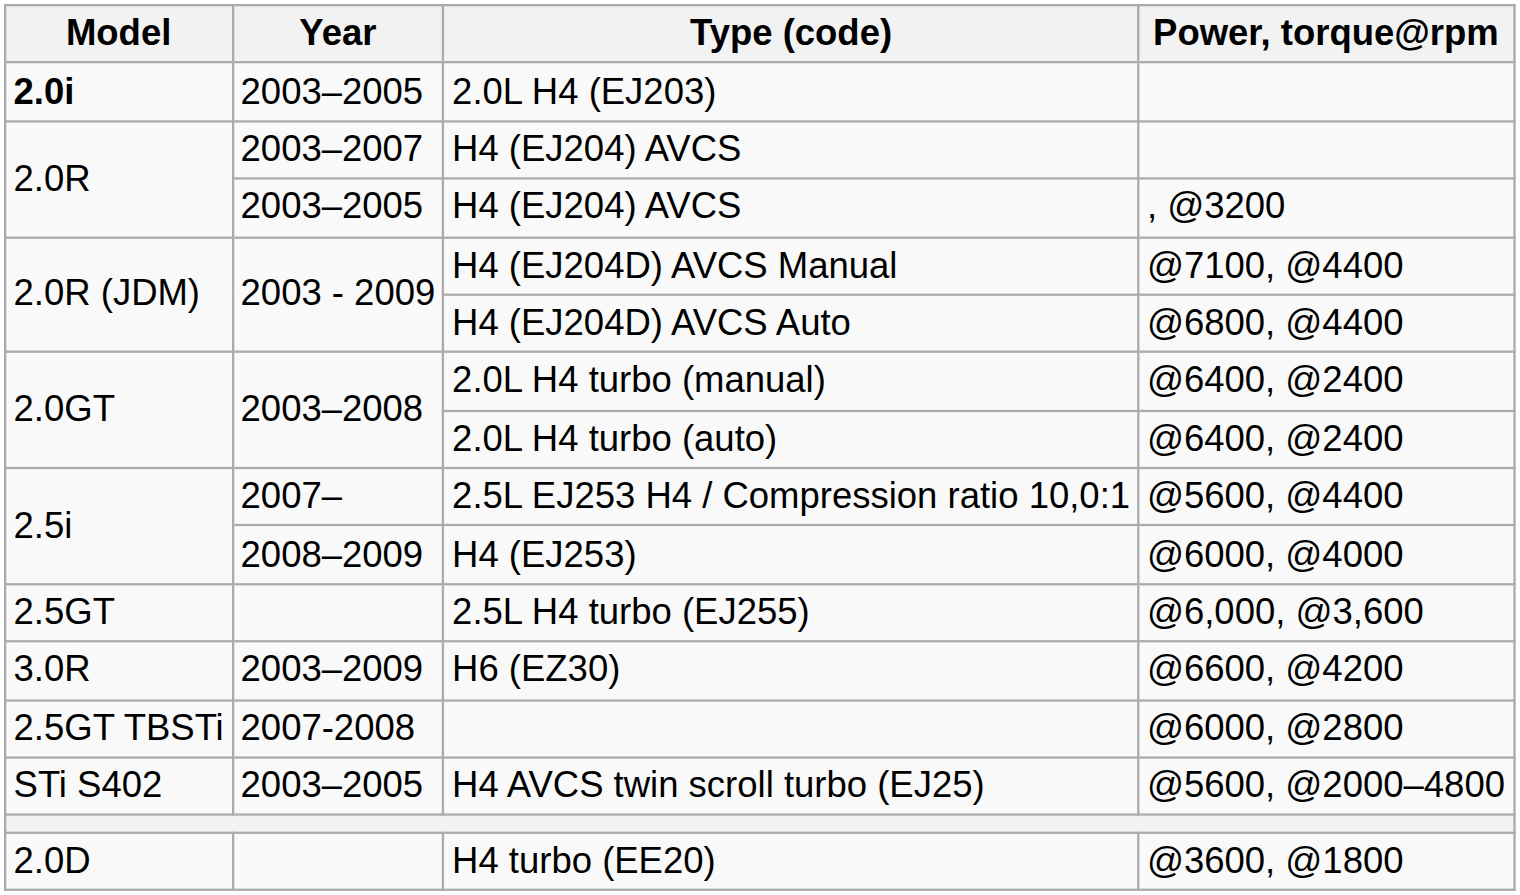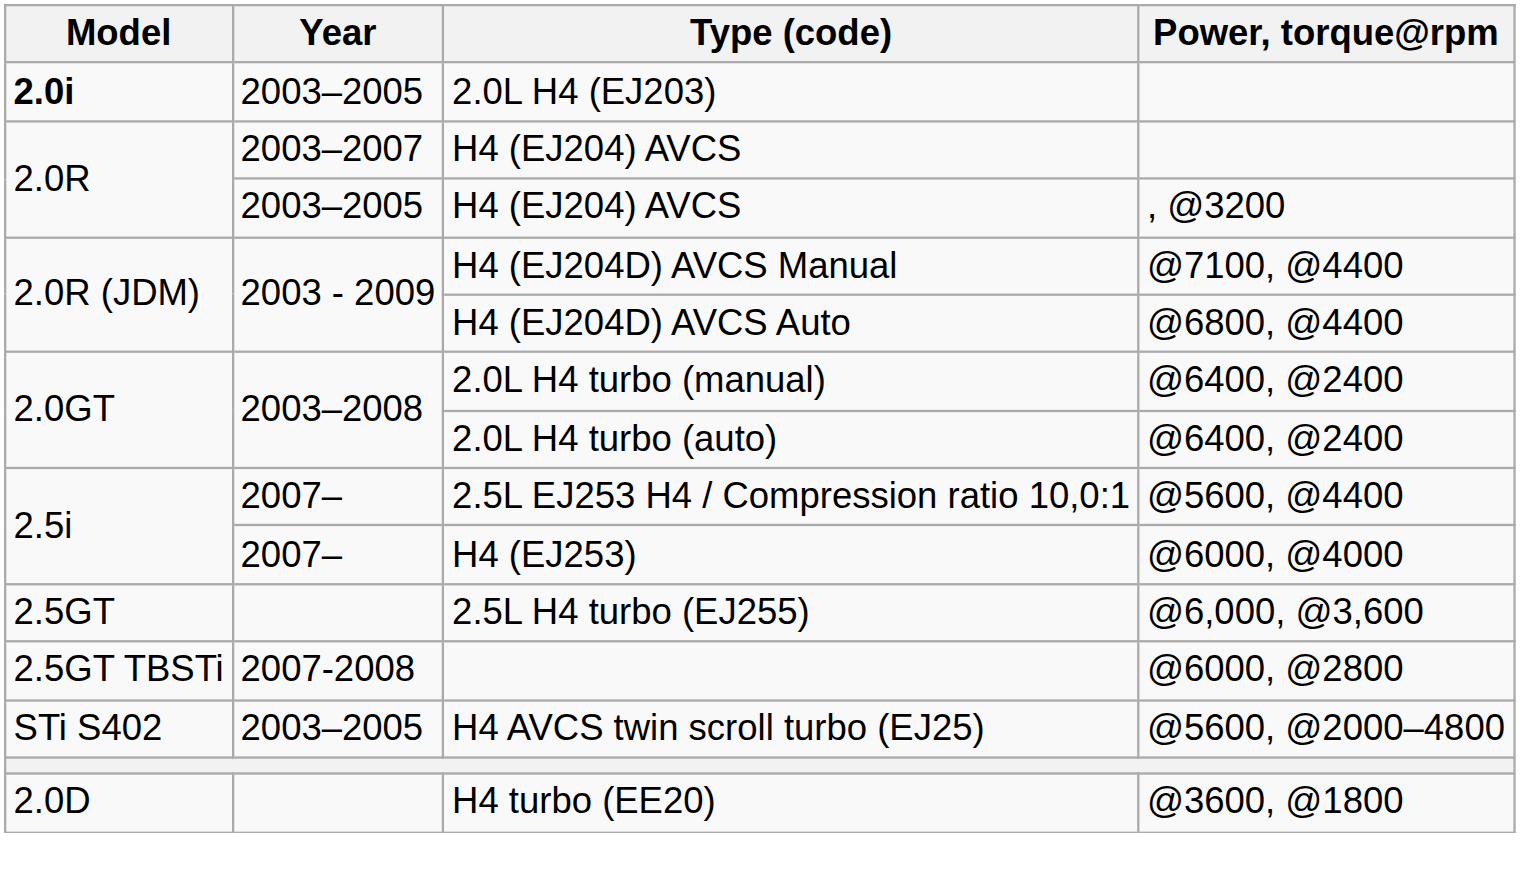(332, 554) 2008–2009 -> (291, 554) 2007–
- row: (536, 669)
